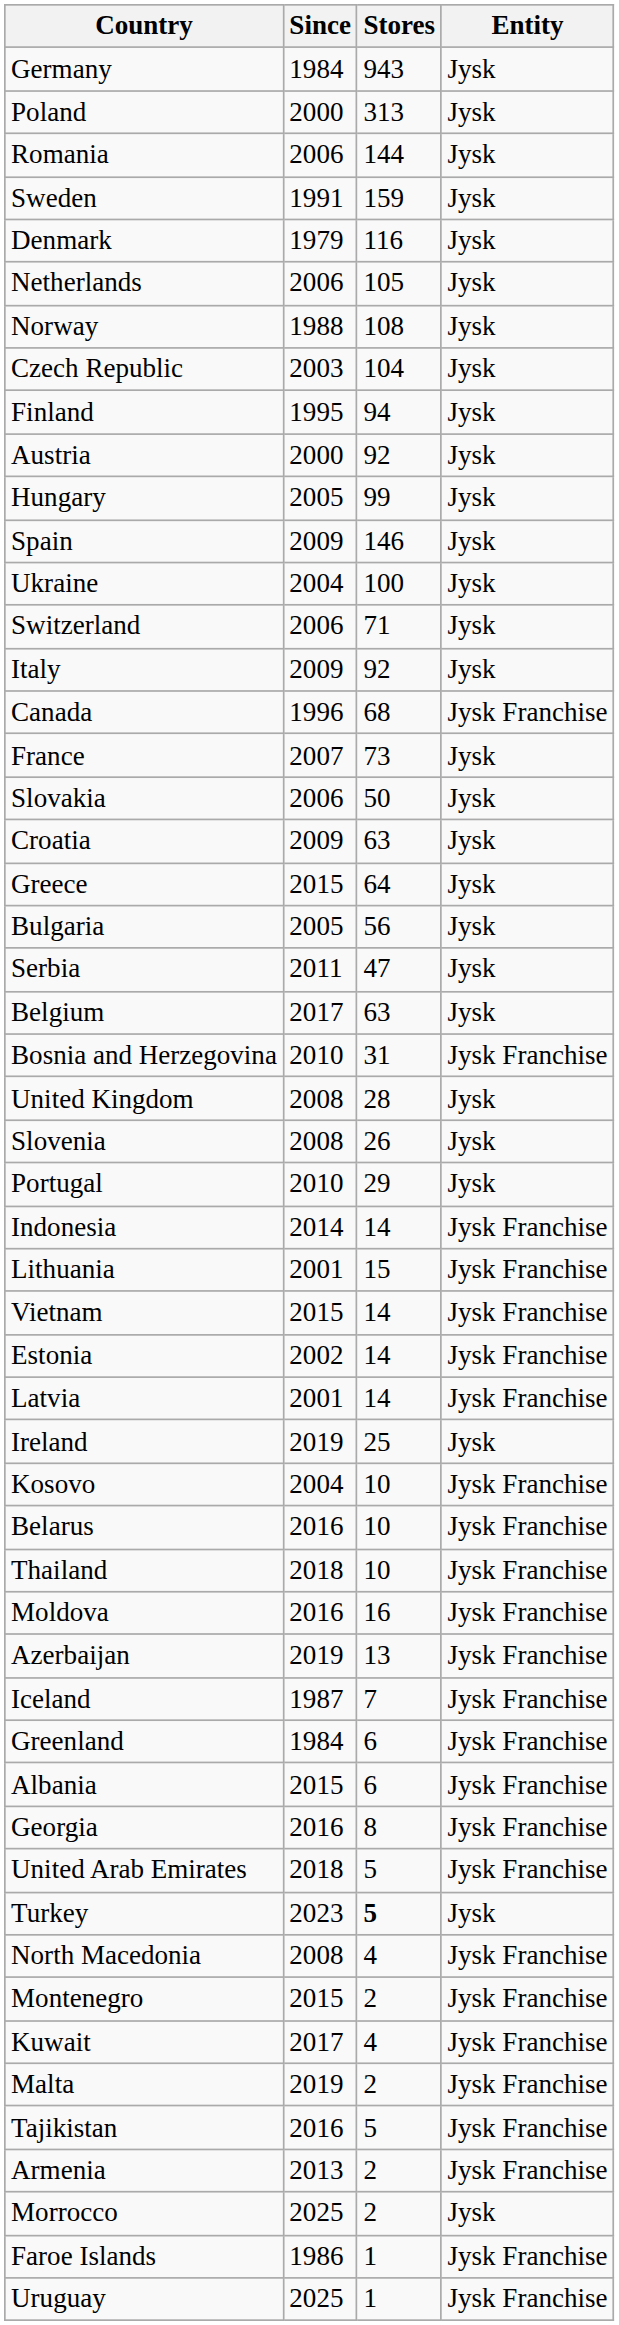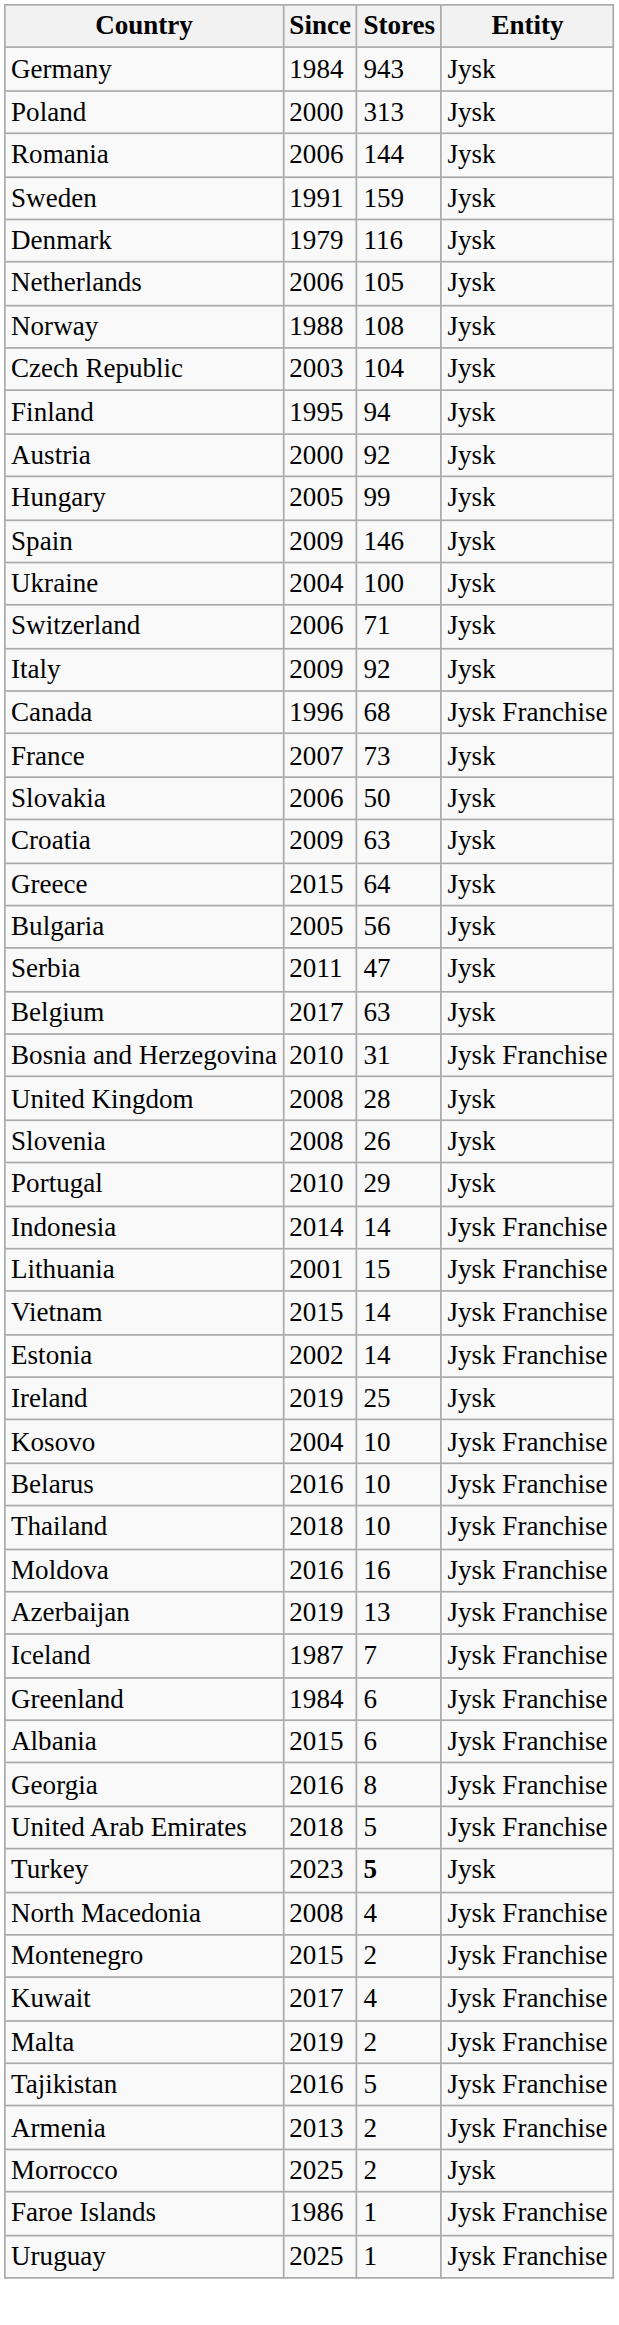- row: (46, 1398)
